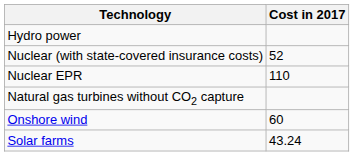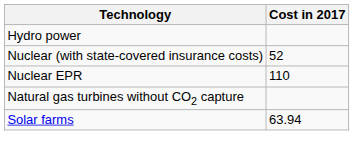- row: (47, 120)
(285, 140) 43.24 -> (285, 120) 63.94
